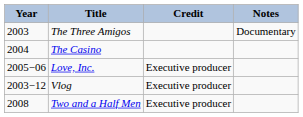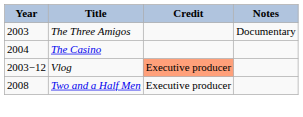- row: (73, 67)
(188, 85) no background -> (188, 67) lightsalmon background
